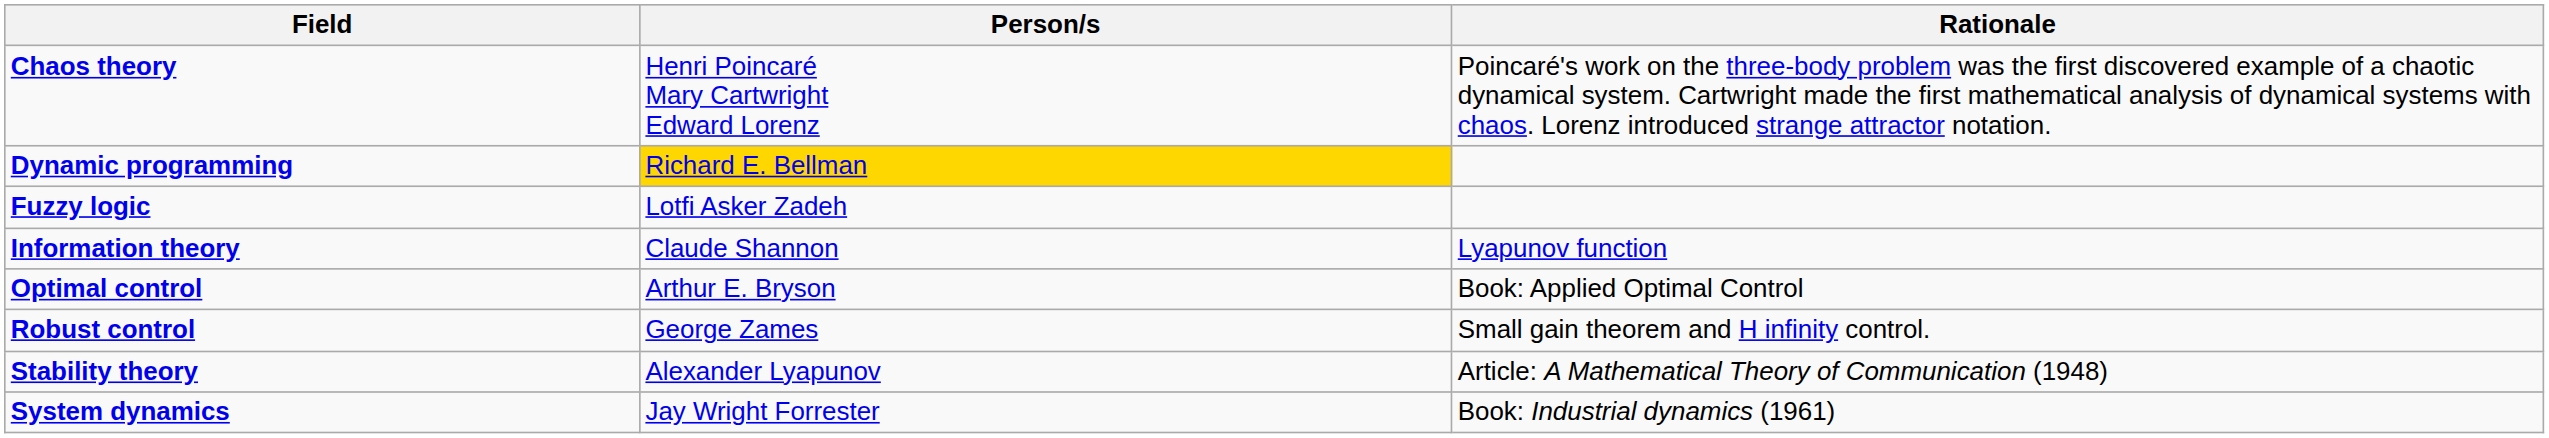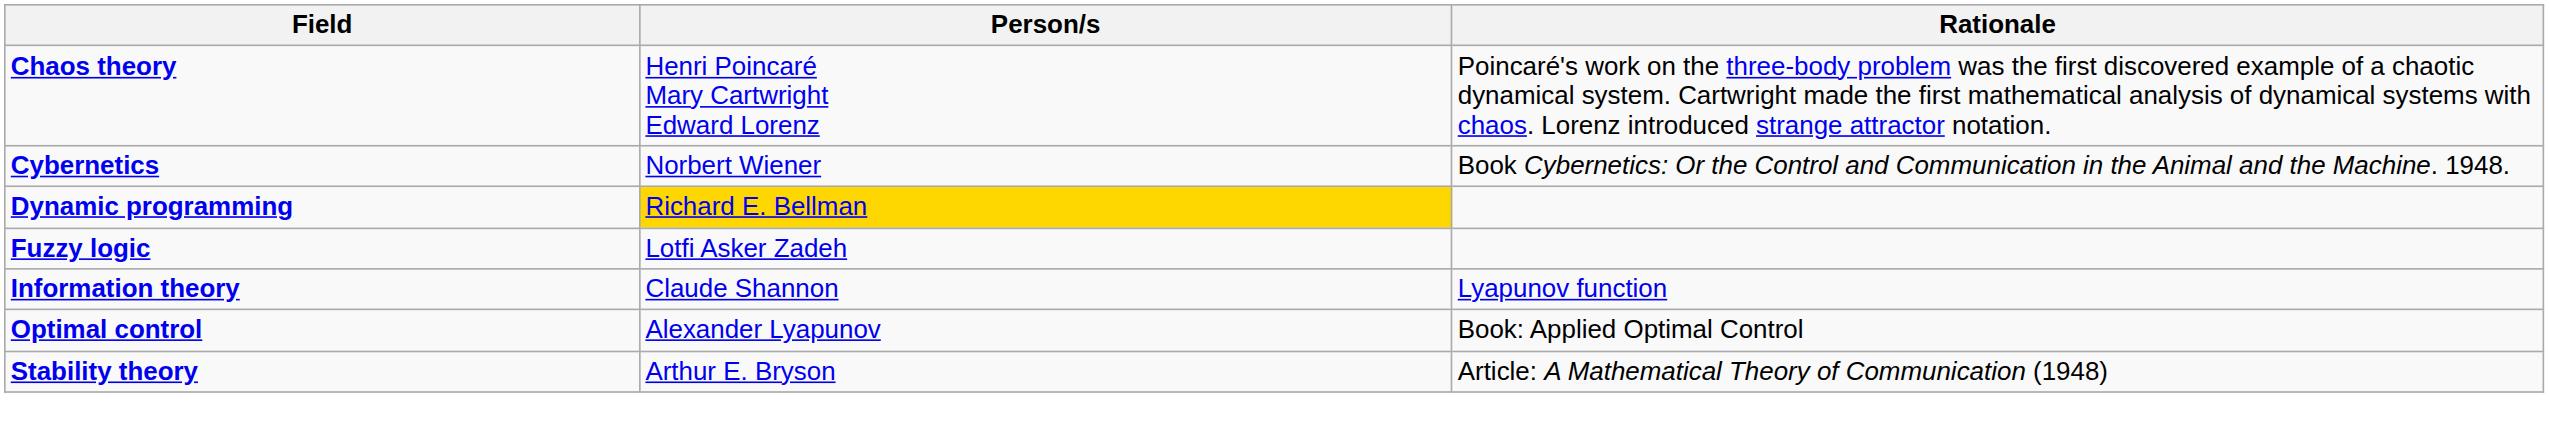+ row: (85, 165)
(740, 288) Arthur E. Bryson -> (763, 330) Alexander Lyapunov
- row: (103, 330)
(763, 371) Alexander Lyapunov -> (740, 371) Arthur E. Bryson
- row: (120, 412)
